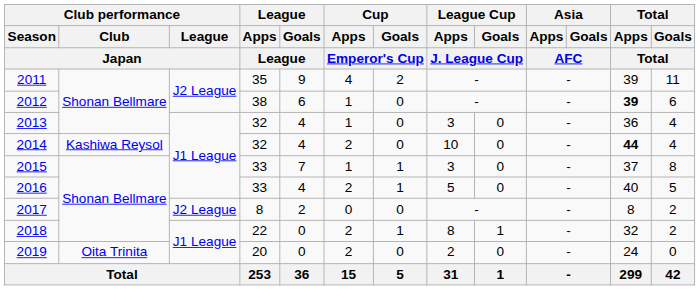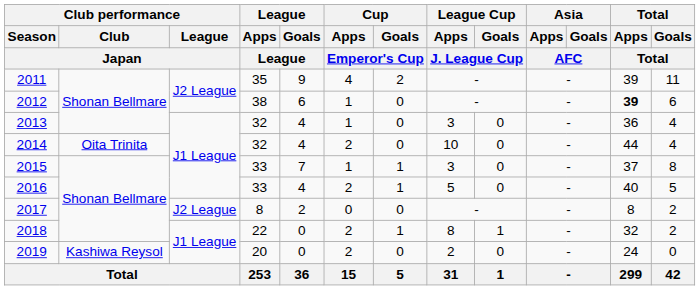(114, 144) Kashiwa Reysol -> (114, 144) Oita Trinita
(631, 144) bold -> (631, 144) normal
(114, 252) Oita Trinita -> (114, 252) Kashiwa Reysol
